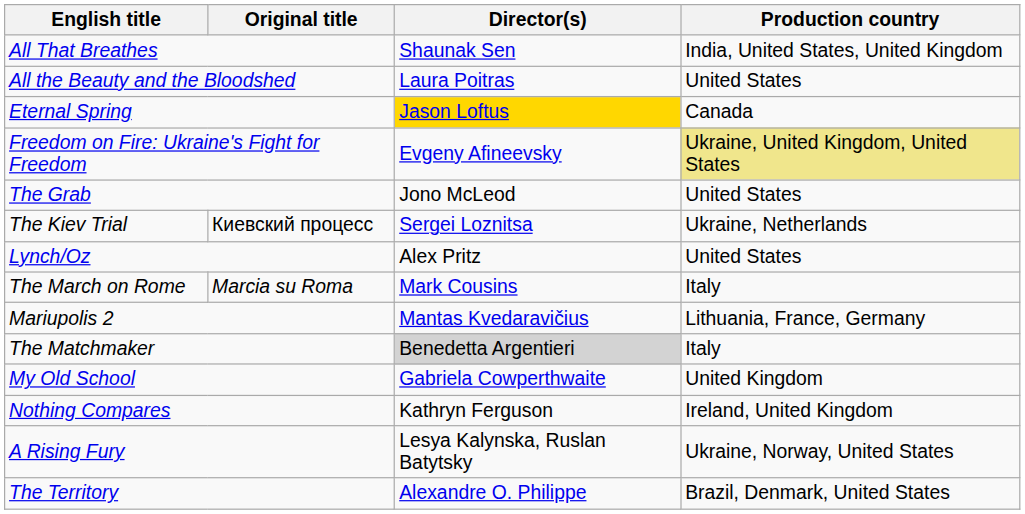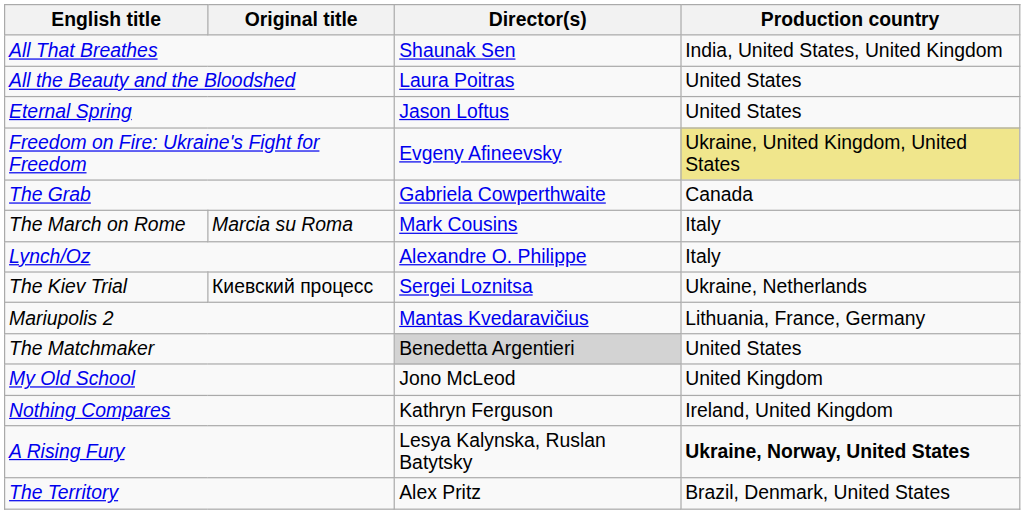(454, 111) gold background -> (454, 111) no background
(719, 111) Canada -> (743, 111) United States
(457, 195) Jono McLeod -> (503, 195) Gabriela Cowperthwaite
(743, 195) United States -> (719, 195) Canada
rows swapped: (68, 225) <-> (97, 287)
(440, 256) Alex Pritz -> (493, 256) Alexandre O. Philippe
(743, 256) United States -> (703, 256) Italy
(703, 348) Italy -> (743, 348) United States
(503, 379) Gabriela Cowperthwaite -> (457, 379) Jono McLeod
(819, 451) normal -> (828, 451) bold
(493, 493) Alexandre O. Philippe -> (440, 493) Alex Pritz
